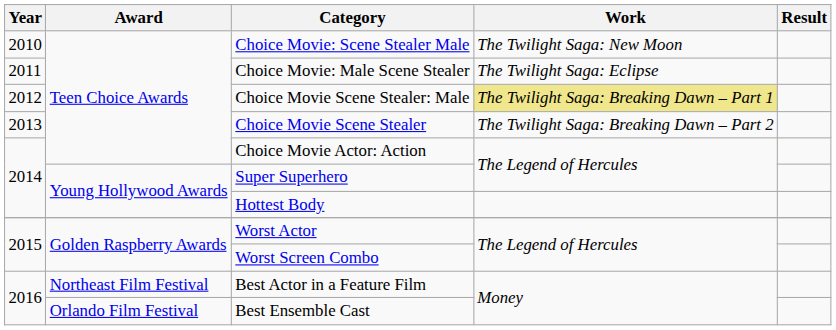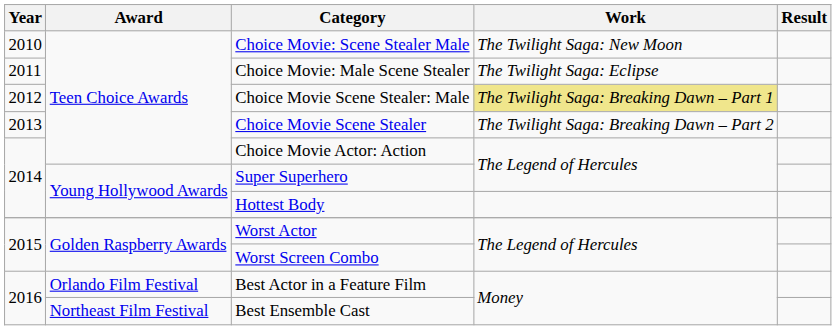(129, 284) Northeast Film Festival -> (124, 284) Orlando Film Festival
(124, 310) Orlando Film Festival -> (129, 310) Northeast Film Festival
